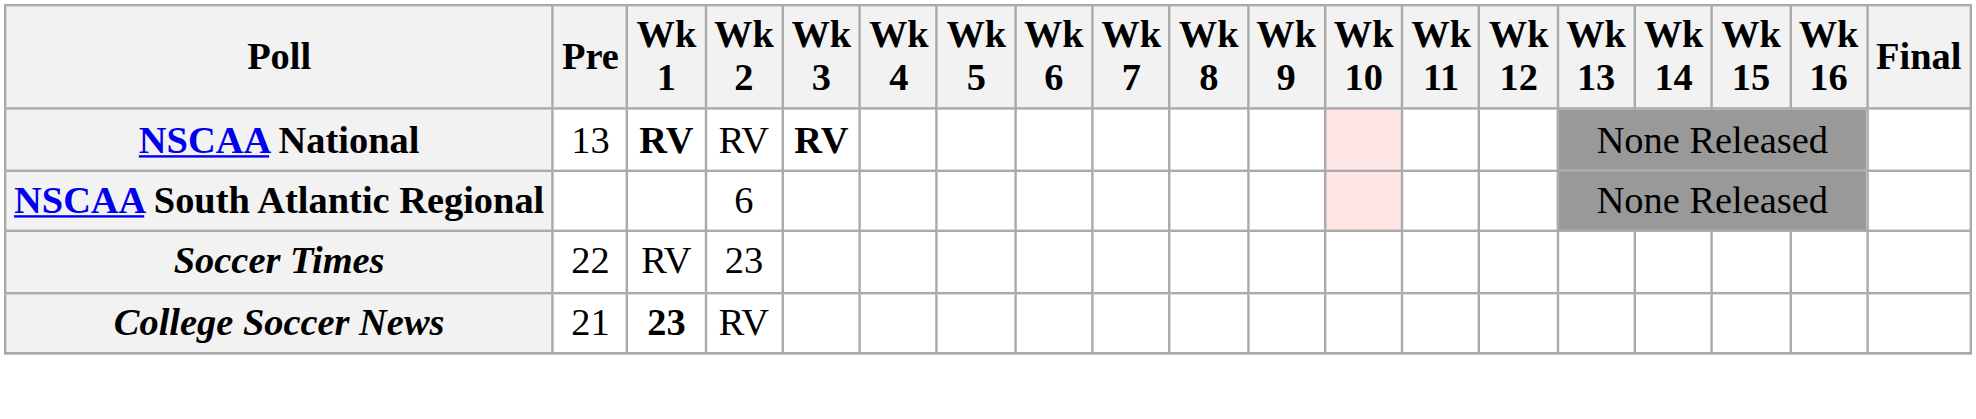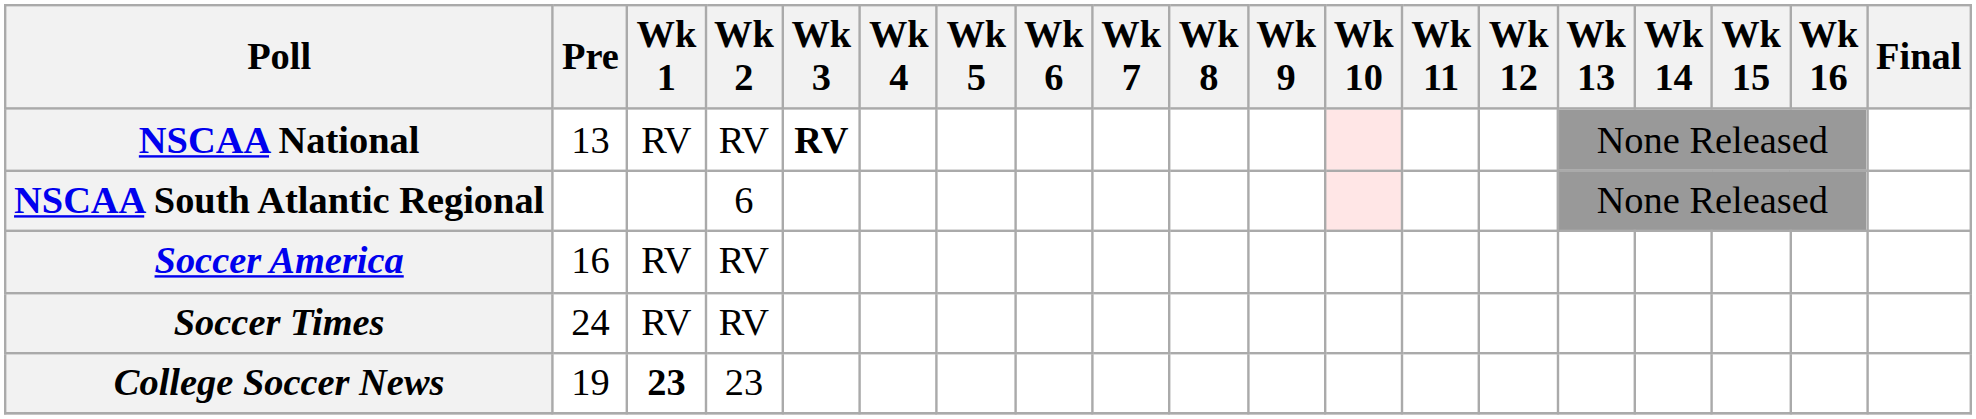(666, 139) bold -> (666, 139) normal
+ row: (279, 260)
(590, 260) 22 -> (590, 321) 24
(744, 260) 23 -> (744, 321) RV
(590, 321) 21 -> (590, 382) 19
(744, 321) RV -> (744, 382) 23
